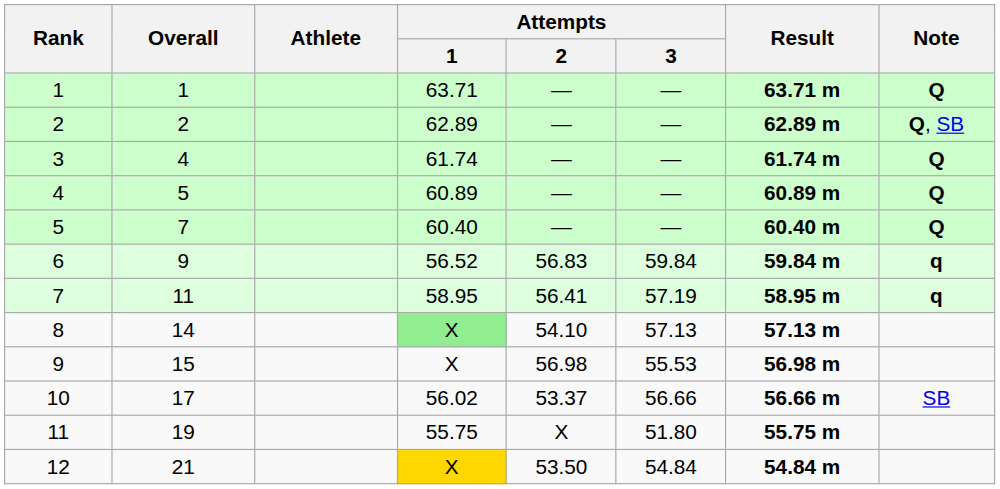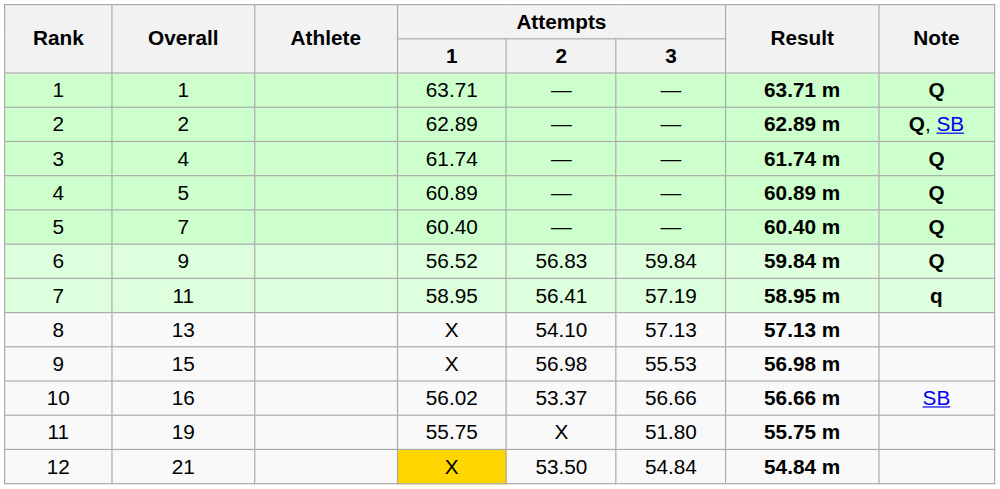(936, 261) q -> (936, 261) Q
(183, 329) 14 -> (183, 329) 13
(452, 329) lightgreen background -> (452, 329) no background
(183, 398) 17 -> (183, 398) 16
